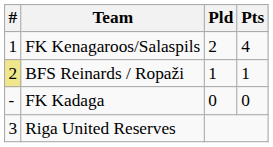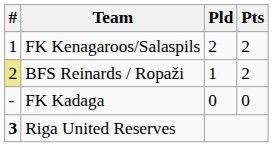(246, 45) 4 -> (246, 45) 2
(246, 73) 1 -> (246, 73) 2
(13, 127) normal -> (13, 127) bold
